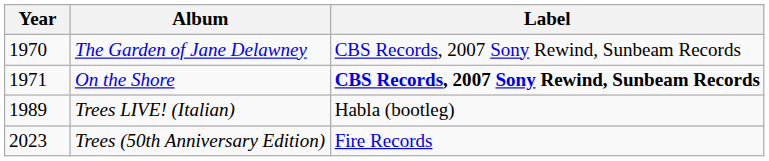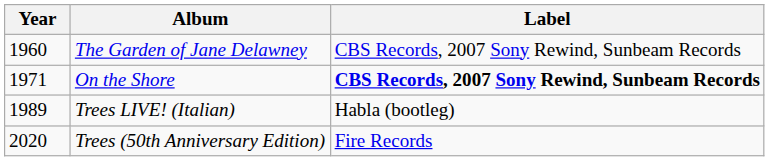(38, 49) 1970 -> (38, 49) 1960
(28, 140) 2023 -> (28, 140) 2020
